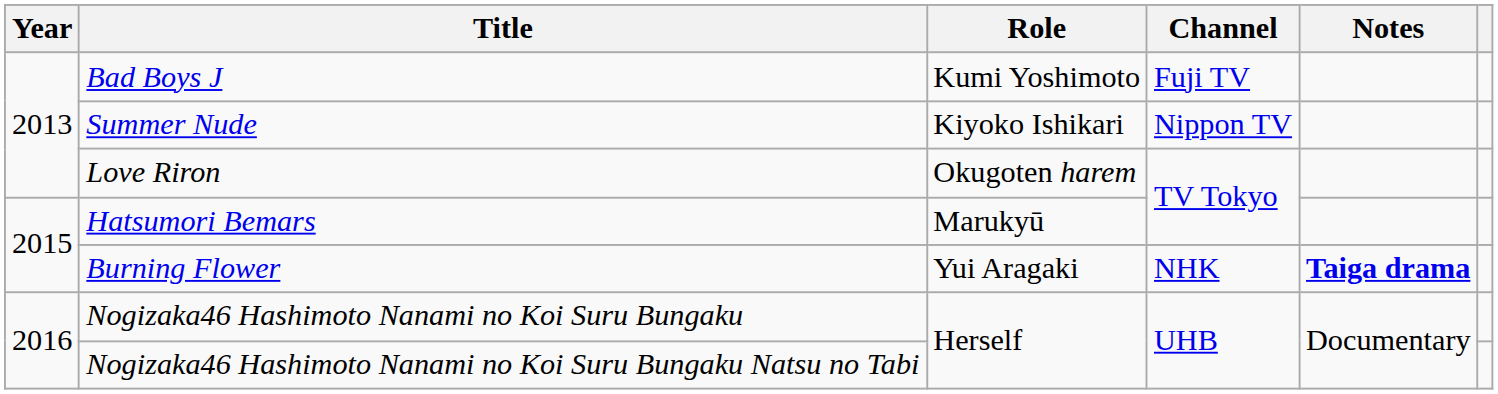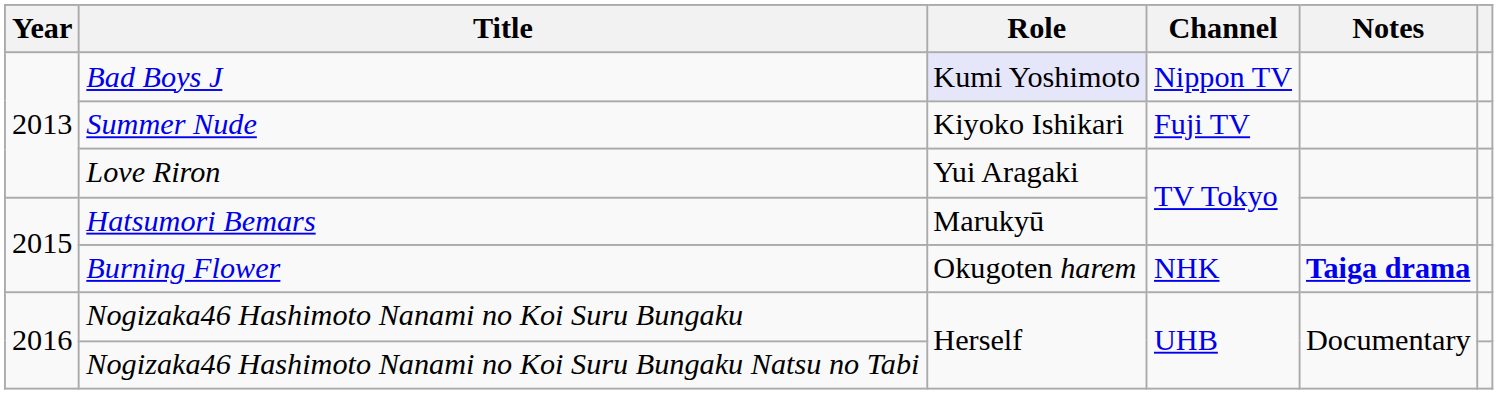(1037, 76) no background -> (1037, 76) lavender background
(1202, 76) Fuji TV -> (1223, 76) Nippon TV
(1223, 124) Nippon TV -> (1202, 124) Fuji TV
(1035, 172) Okugoten harem -> (1006, 172) Yui Aragaki
(1006, 268) Yui Aragaki -> (1035, 268) Okugoten harem
